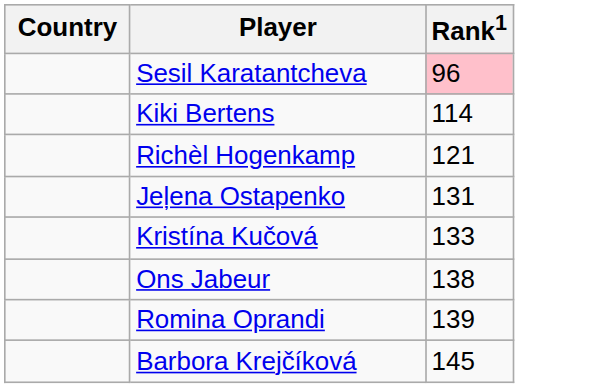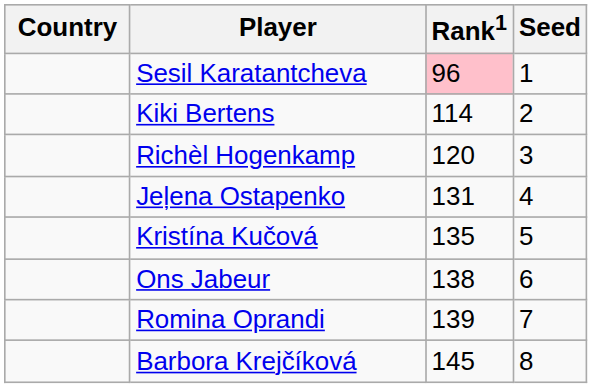+ column: (550, 28)
(453, 155) 121 -> (453, 155) 120
(453, 237) 133 -> (453, 237) 135
